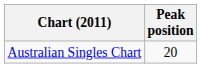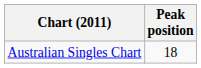(171, 52) 20 -> (171, 52) 18
